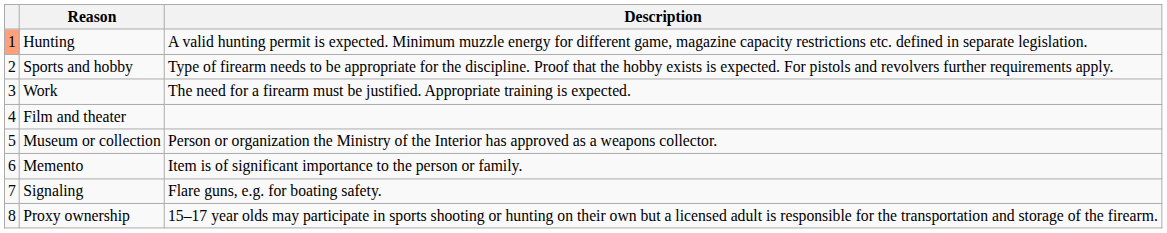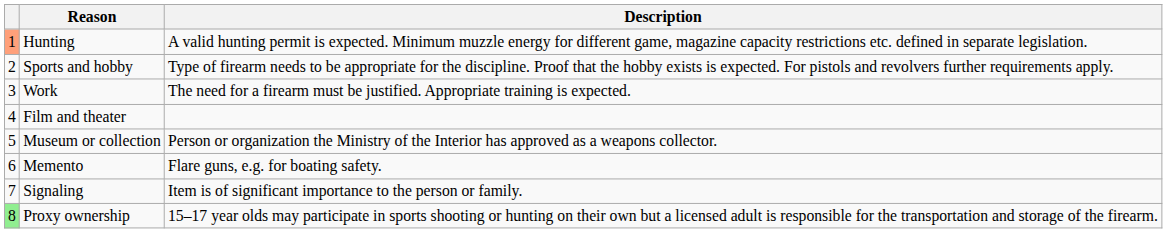(345, 166) Item is of significant importance to the person or family. -> (275, 166) Flare guns, e.g. for boating safety.
(275, 191) Flare guns, e.g. for boating safety. -> (345, 191) Item is of significant importance to the person or family.
(12, 215) no background -> (12, 215) lightgreen background
